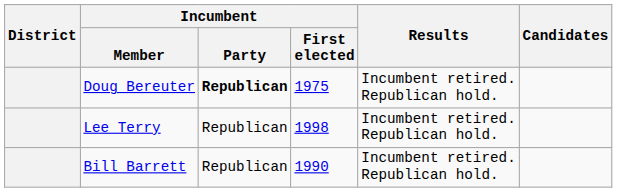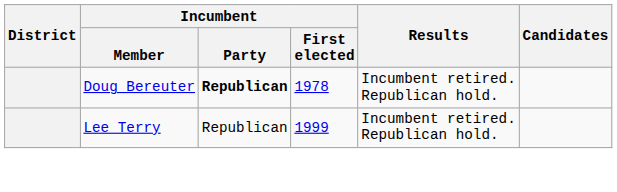(312, 88) 1975 -> (312, 88) 1978
(312, 127) 1998 -> (312, 127) 1999
- row: (135, 167)
